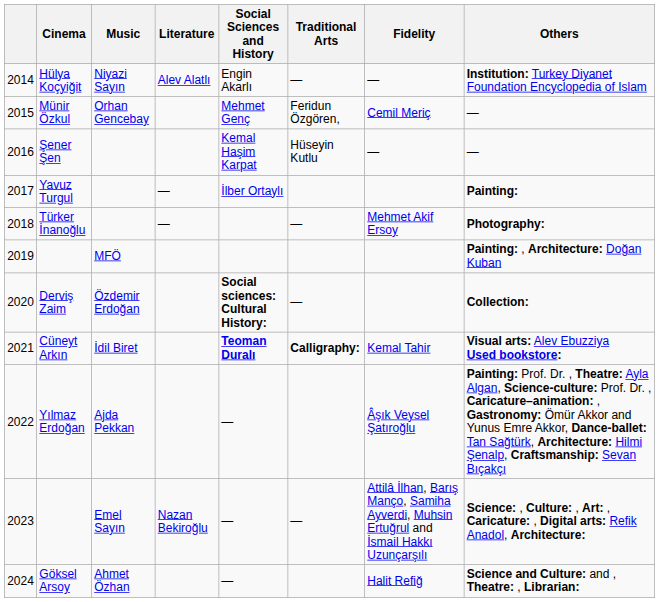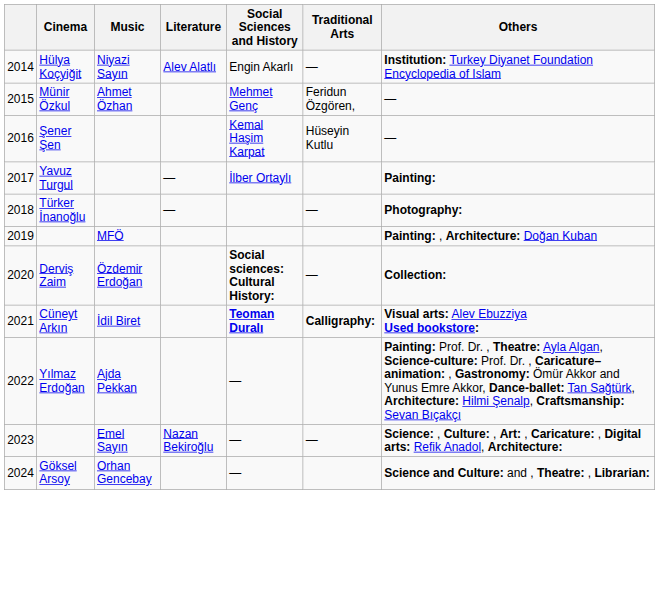- column: (414, 34)
(122, 112) Orhan Gencebay -> (115, 99) Ahmet Özhan
(112, 581) Ahmet Özhan -> (124, 473) Orhan Gencebay
